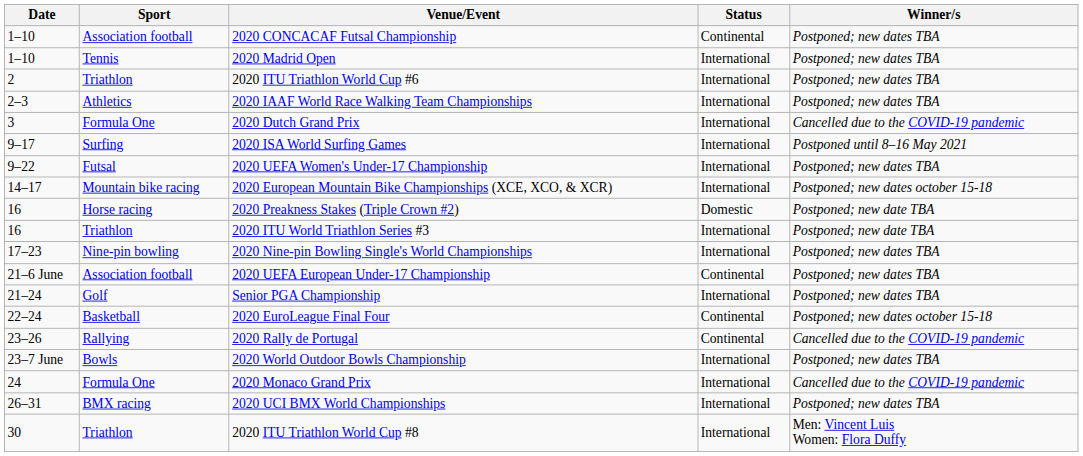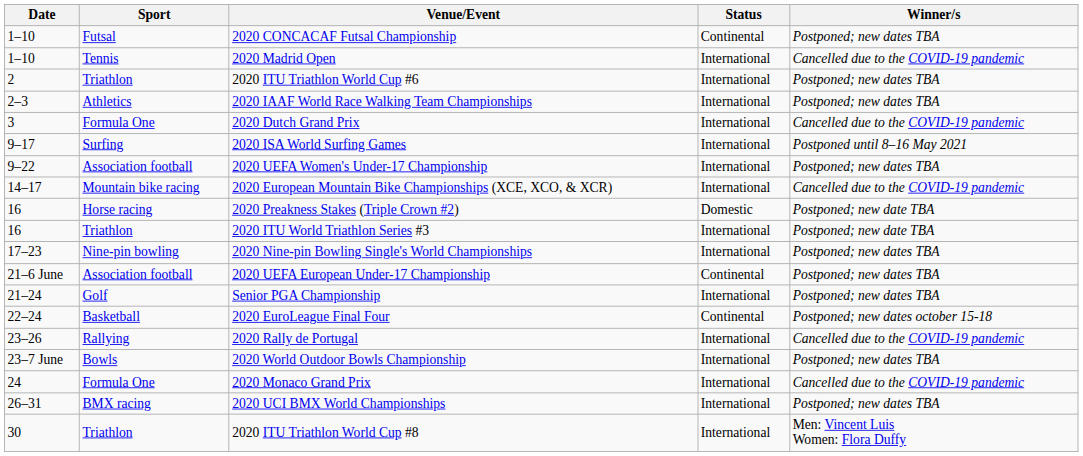(137, 36) Association football -> (99, 36) Futsal
(866, 58) Postponed; new dates TBA -> (908, 58) Cancelled due to the COVID-19 pandemic
(99, 166) Futsal -> (137, 166) Association football
(892, 187) Postponed; new dates october 15-18 -> (908, 187) Cancelled due to the COVID-19 pandemic
(732, 338) Continental -> (735, 338) International
